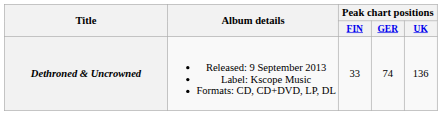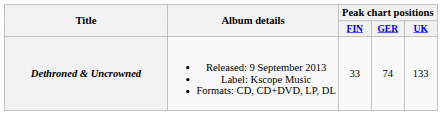(421, 73) 136 -> (421, 73) 133
